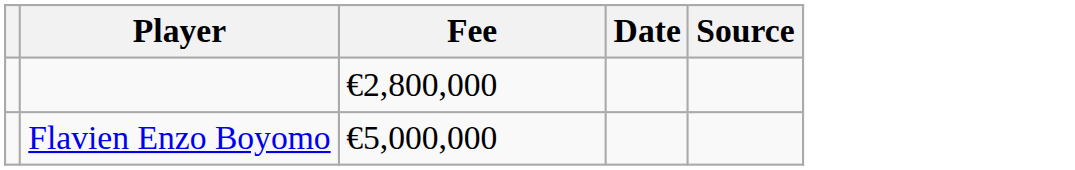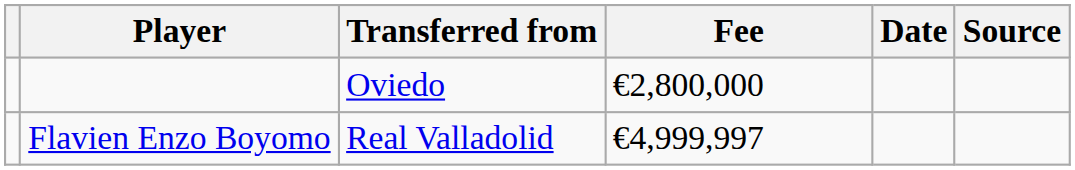+ column: (472, 31)
(422, 137) €5,000,000 -> (688, 137) €4,999,997
